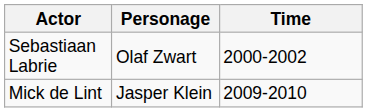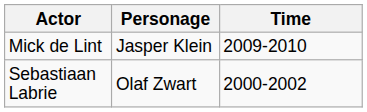rows swapped: (52, 56) <-> (55, 93)
